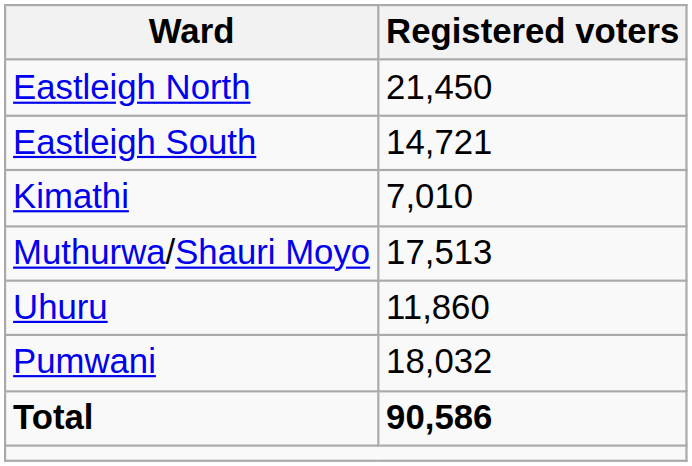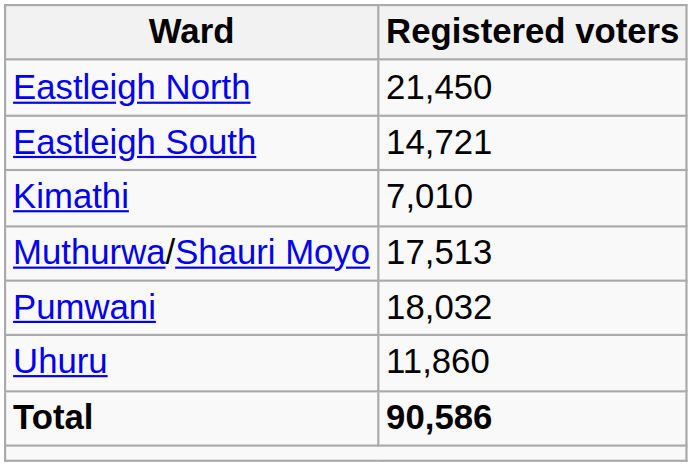rows swapped: (84, 362) <-> (60, 307)
